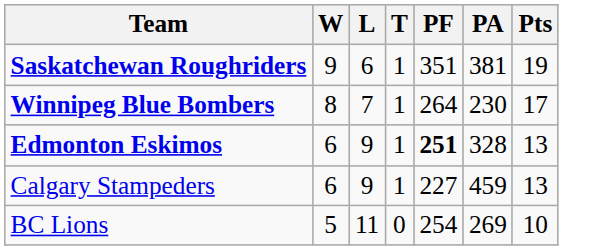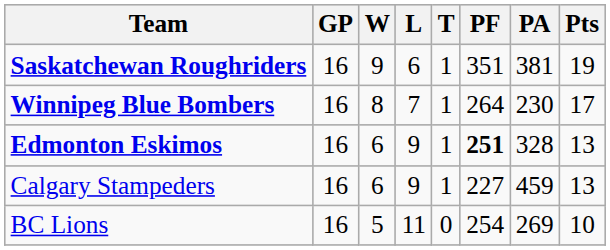+ column: (336, 24)
